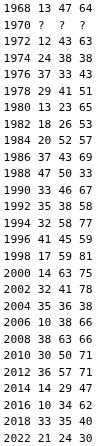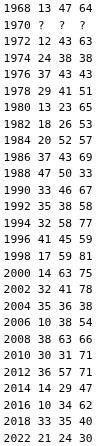(65, 74) 33 -> (65, 74) 43
(86, 322) 66 -> (86, 322) 54
(65, 355) 50 -> (65, 355) 31
